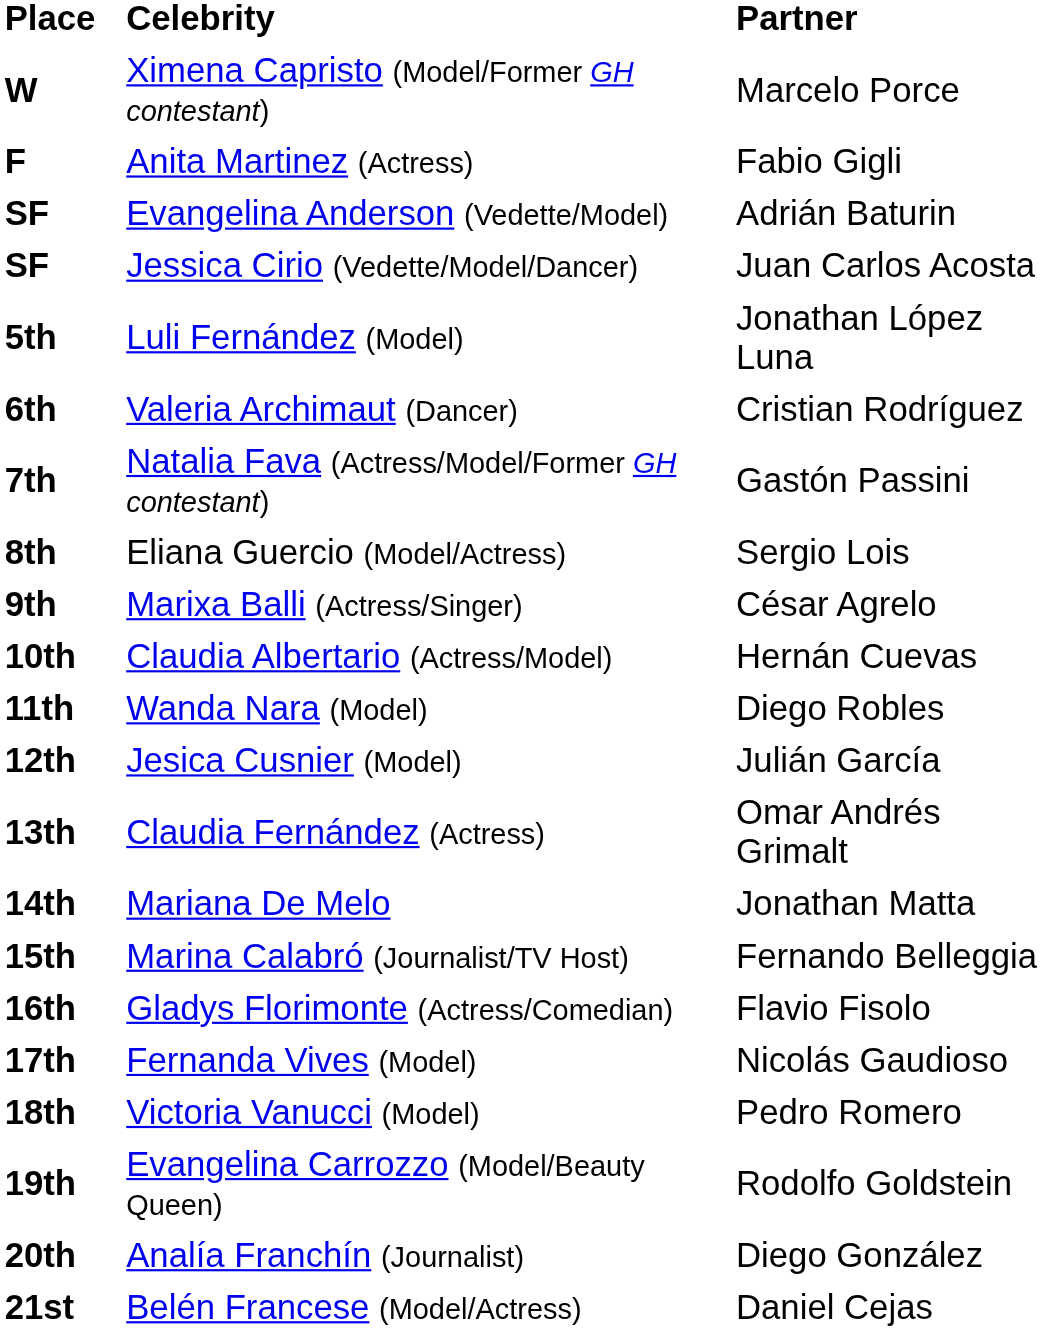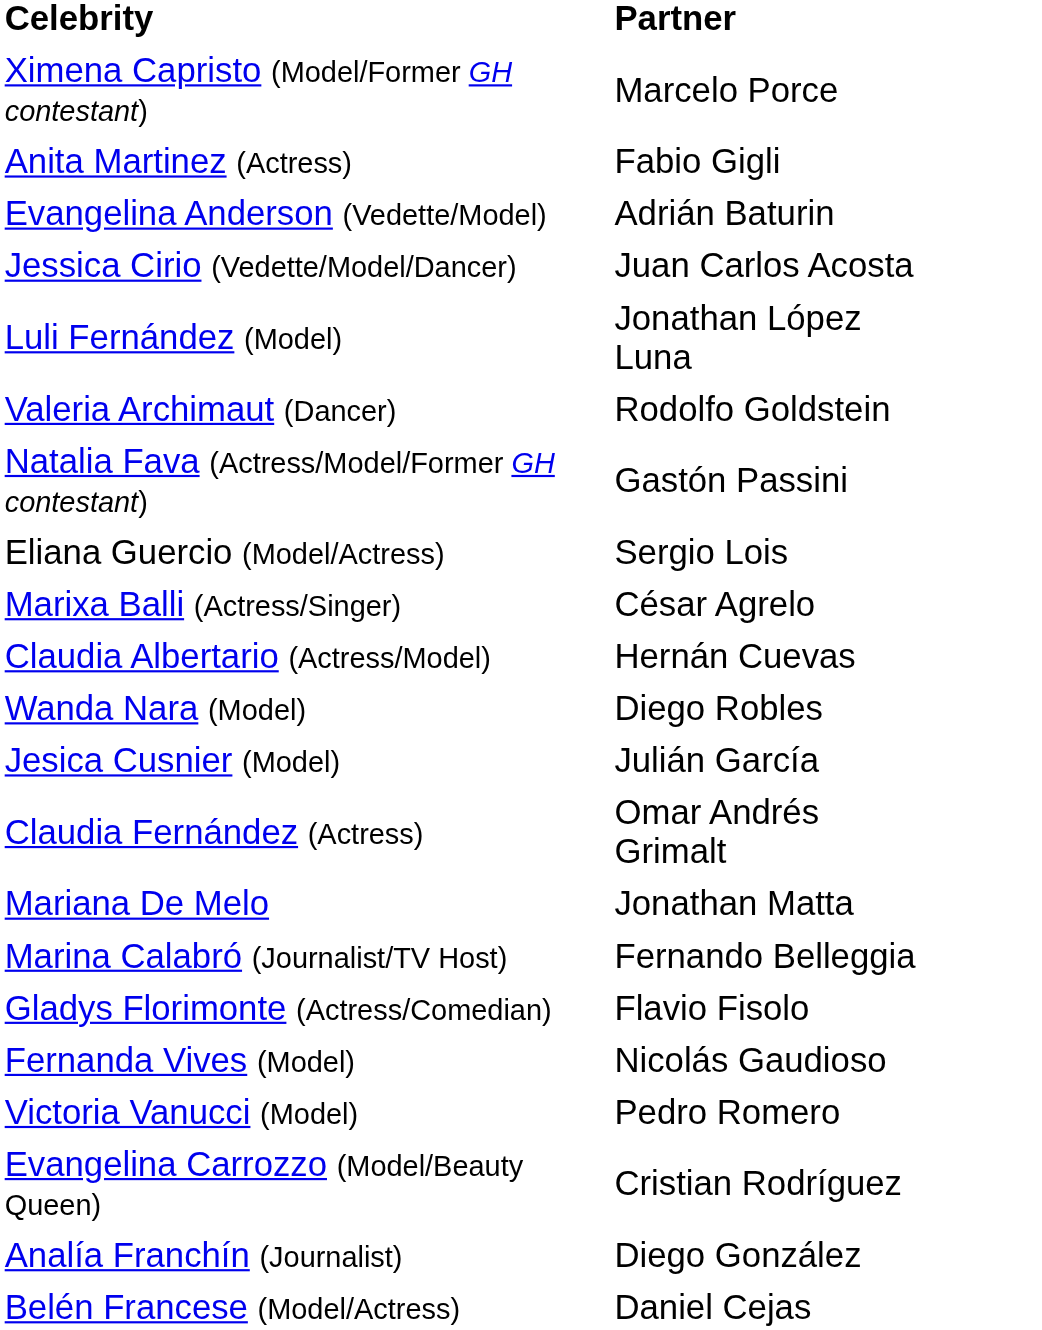- column: (50, 18)
(880, 409) Cristian Rodríguez -> (752, 409) Rodolfo Goldstein
(874, 1183) Rodolfo Goldstein -> (758, 1183) Cristian Rodríguez
